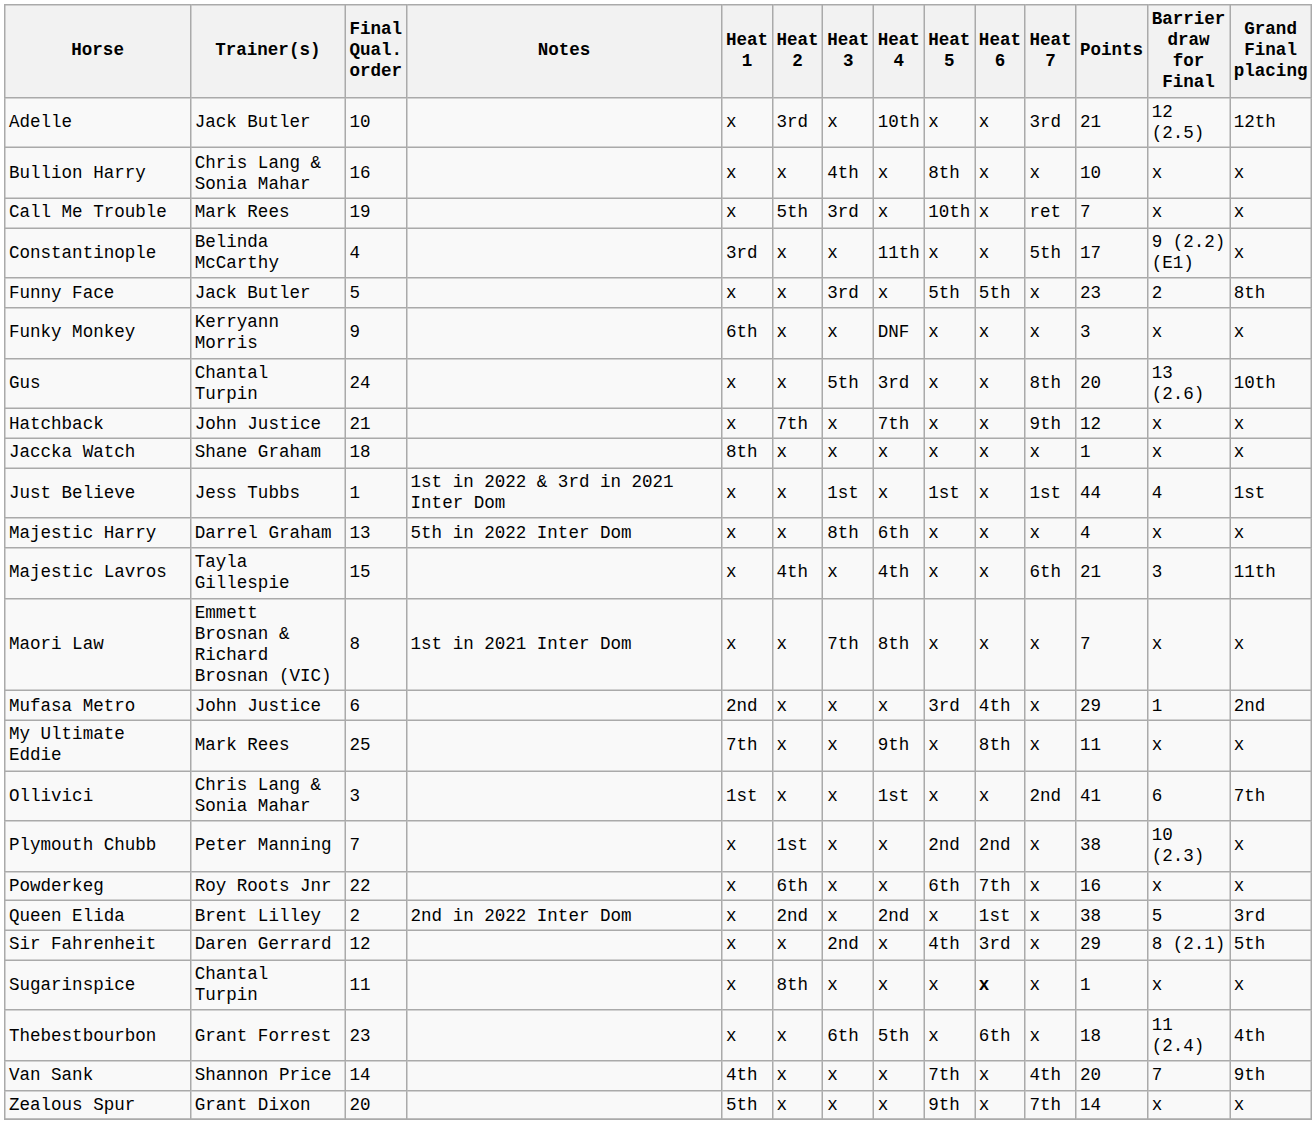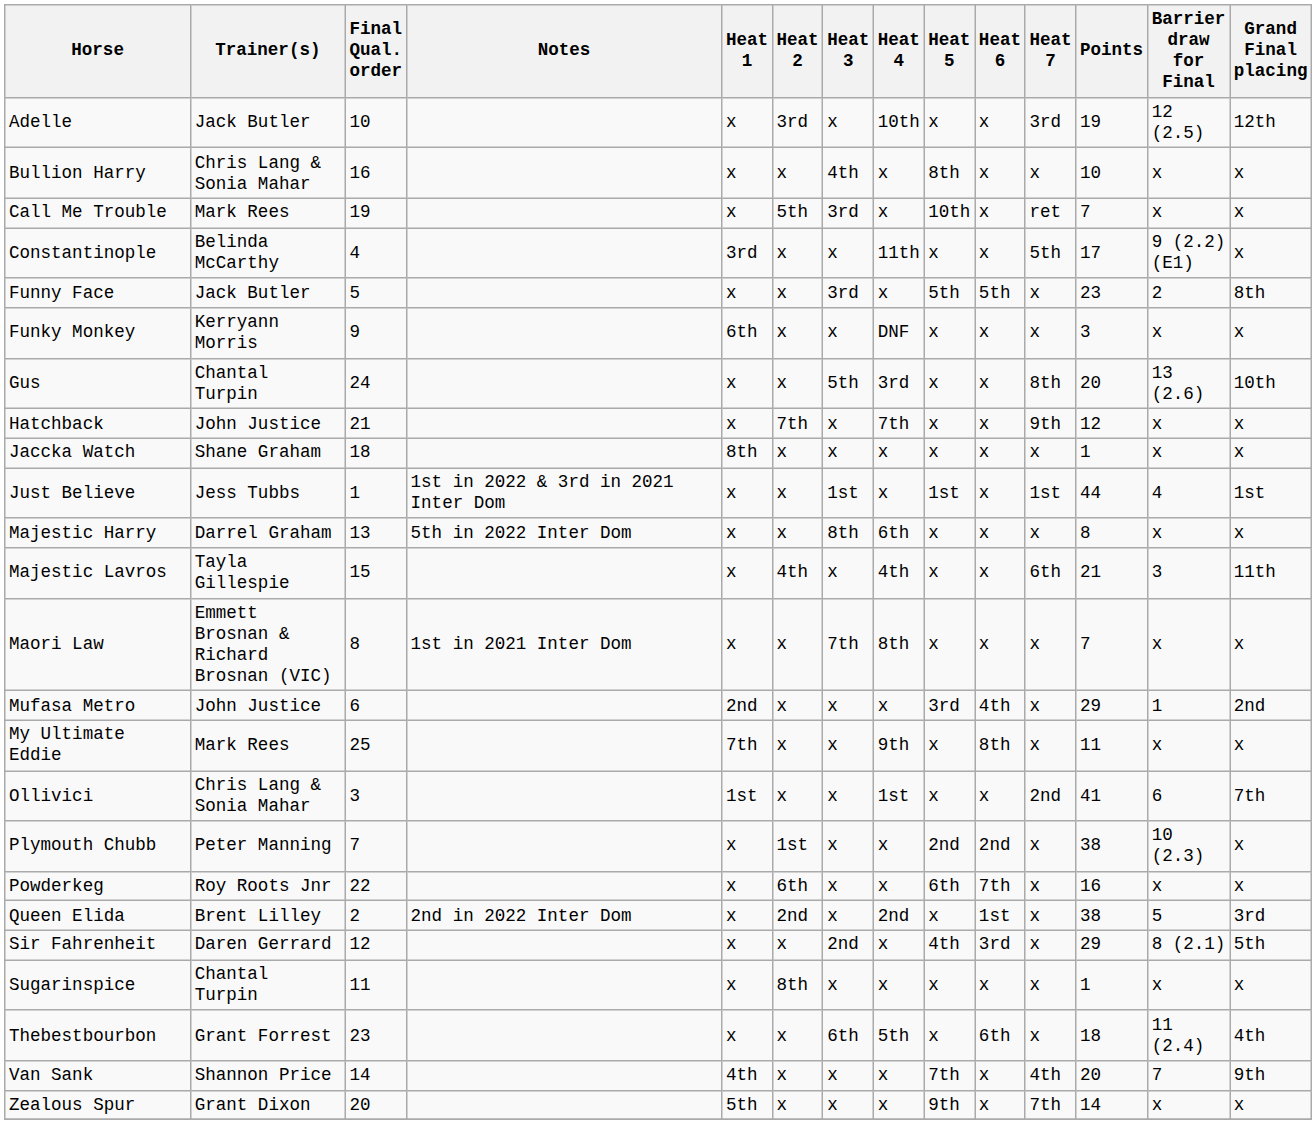(1091, 122) 21 -> (1091, 122) 19
(1085, 533) 4 -> (1085, 533) 8
(984, 985) bold -> (984, 985) normal
